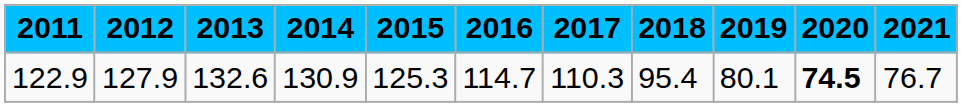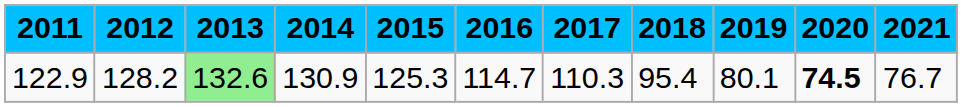(140, 76) 127.9 -> (140, 76) 128.2
(230, 76) no background -> (230, 76) lightgreen background
